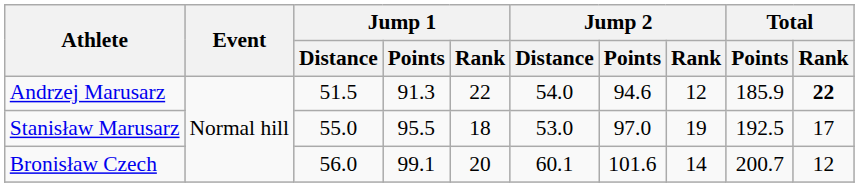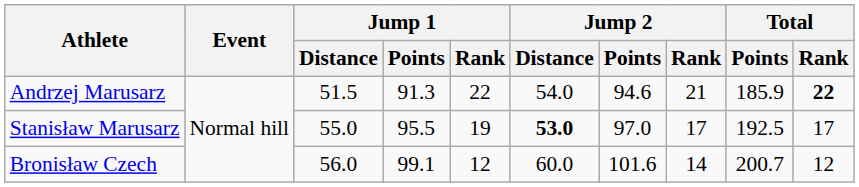(696, 93) 12 -> (696, 93) 21
(480, 128) 18 -> (480, 128) 19
(554, 128) normal -> (554, 128) bold
(696, 128) 19 -> (696, 128) 17
(480, 164) 20 -> (480, 164) 12
(554, 164) 60.1 -> (554, 164) 60.0
